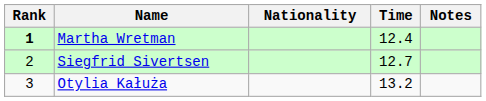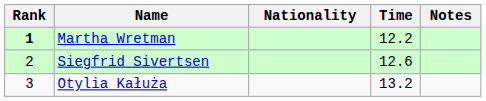(396, 39) 12.4 -> (396, 39) 12.2
(396, 62) 12.7 -> (396, 62) 12.6
